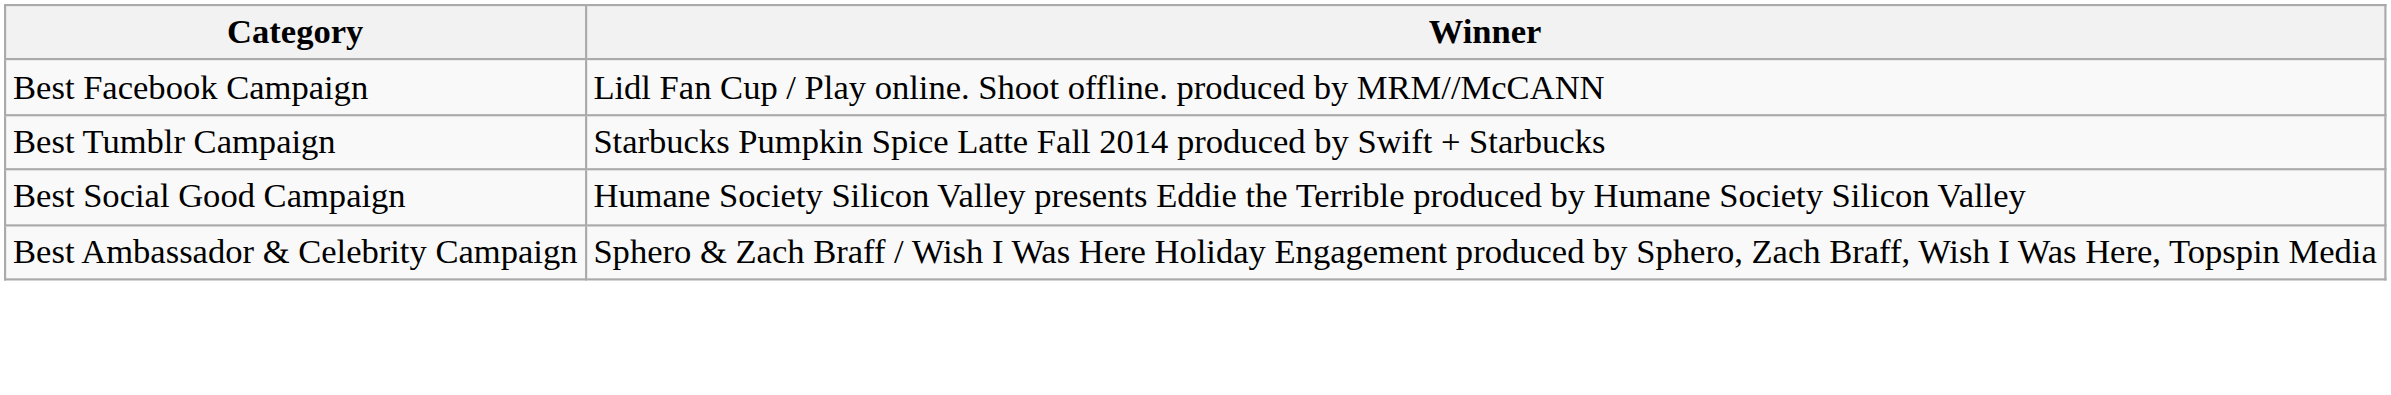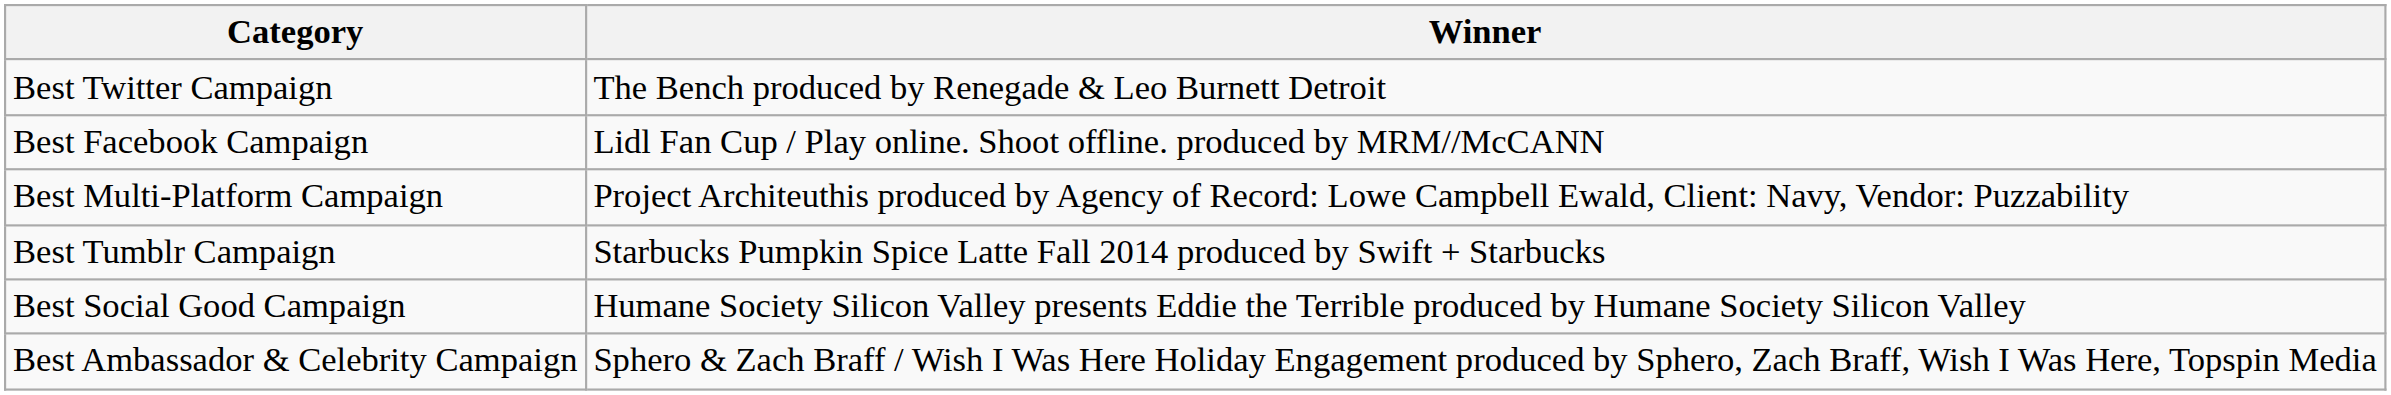+ row: (173, 86)
+ row: (228, 196)
